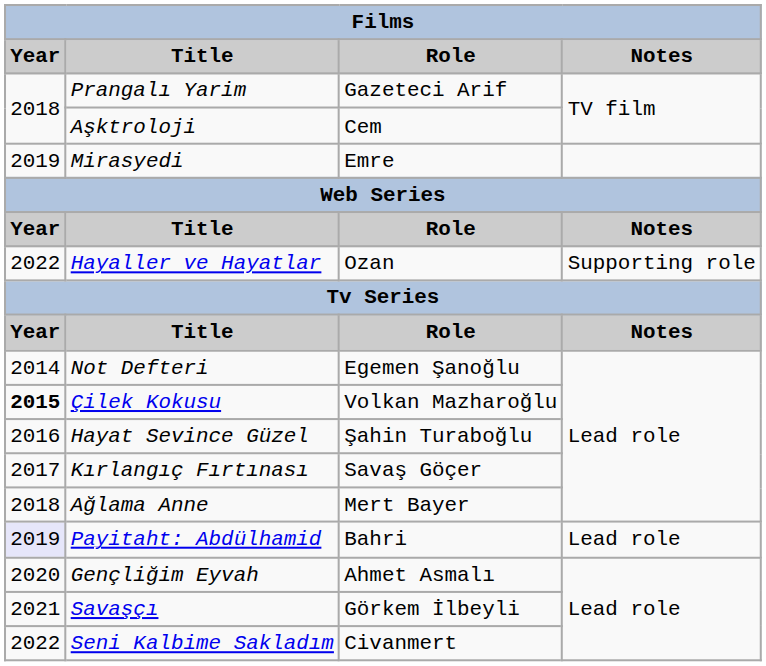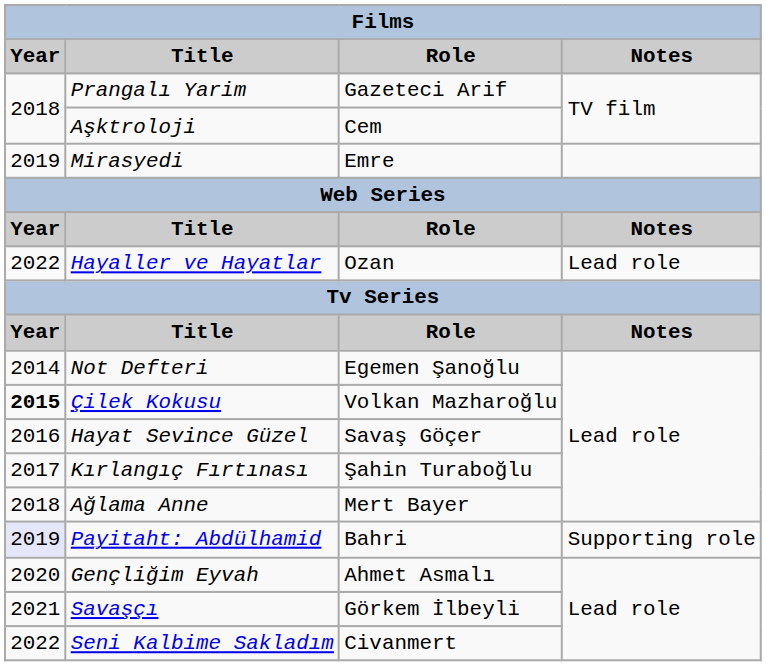(662, 264) Supporting role -> (624, 264) Lead role
(438, 436) Şahin Turaboğlu -> (413, 436) Savaş Göçer
(413, 471) Savaş Göçer -> (438, 471) Şahin Turaboğlu
(624, 540) Lead role -> (662, 540) Supporting role
